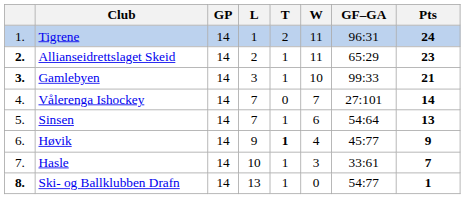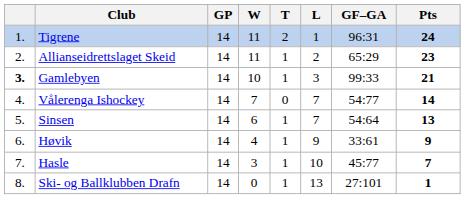columns swapped: (316, 15) <-> (254, 15)
(20, 57) bold -> (20, 57) normal
(364, 99) 27:101 -> (364, 99) 54:77
(285, 141) bold -> (285, 141) normal
(364, 141) 45:77 -> (364, 141) 33:61
(364, 162) 33:61 -> (364, 162) 45:77
(20, 183) bold -> (20, 183) normal
(364, 183) 54:77 -> (364, 183) 27:101
